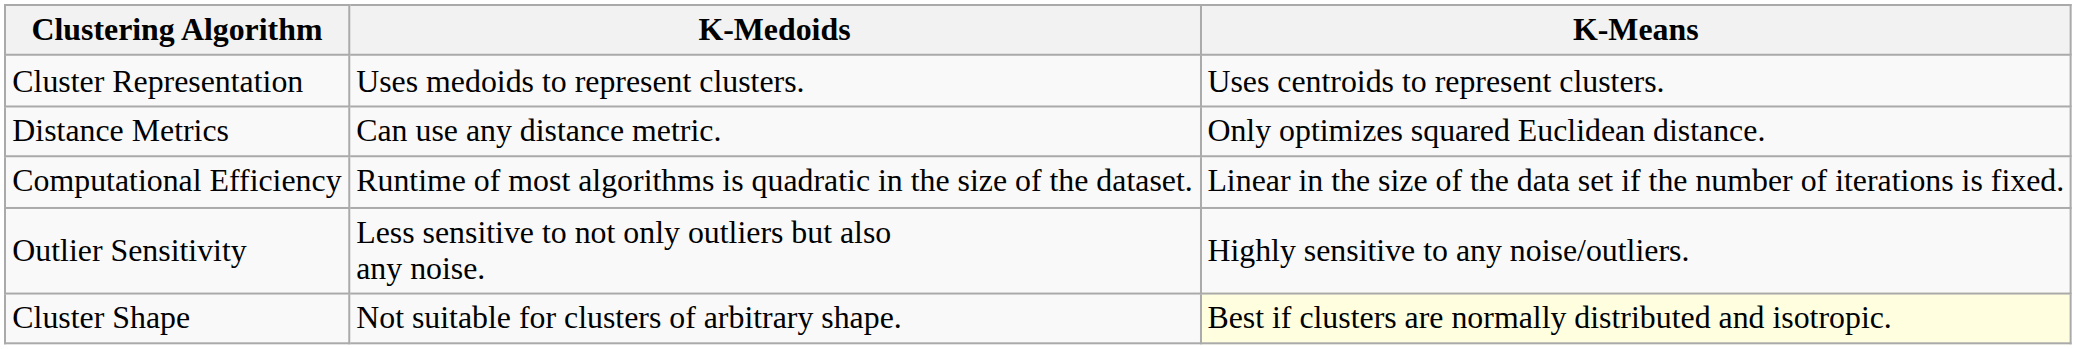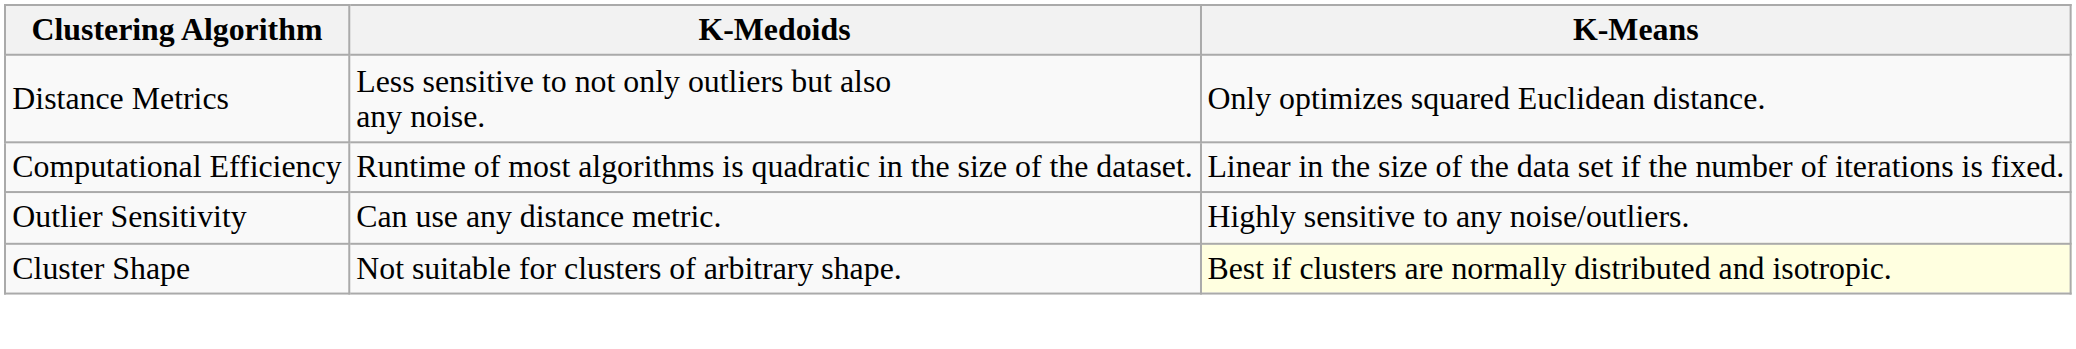- row: (158, 80)
(539, 130) Can use any distance metric. -> (624, 98) Less sensitive to not only outliers but also any noise.
(624, 249) Less sensitive to not only outliers but also any noise. -> (539, 217) Can use any distance metric.
